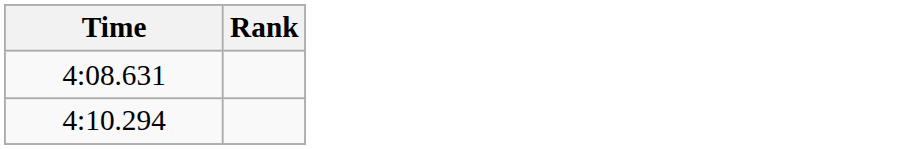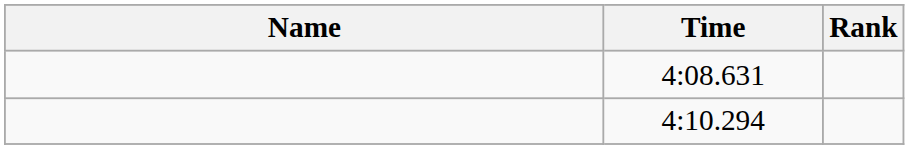+ column: (304, 27)
